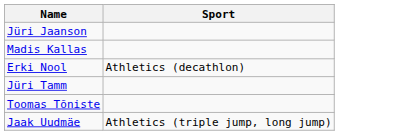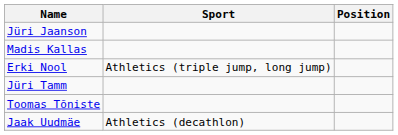+ column: (364, 13)
(175, 67) Athletics (decathlon) -> (219, 67) Athletics (triple jump, long jump)
(219, 121) Athletics (triple jump, long jump) -> (175, 121) Athletics (decathlon)
